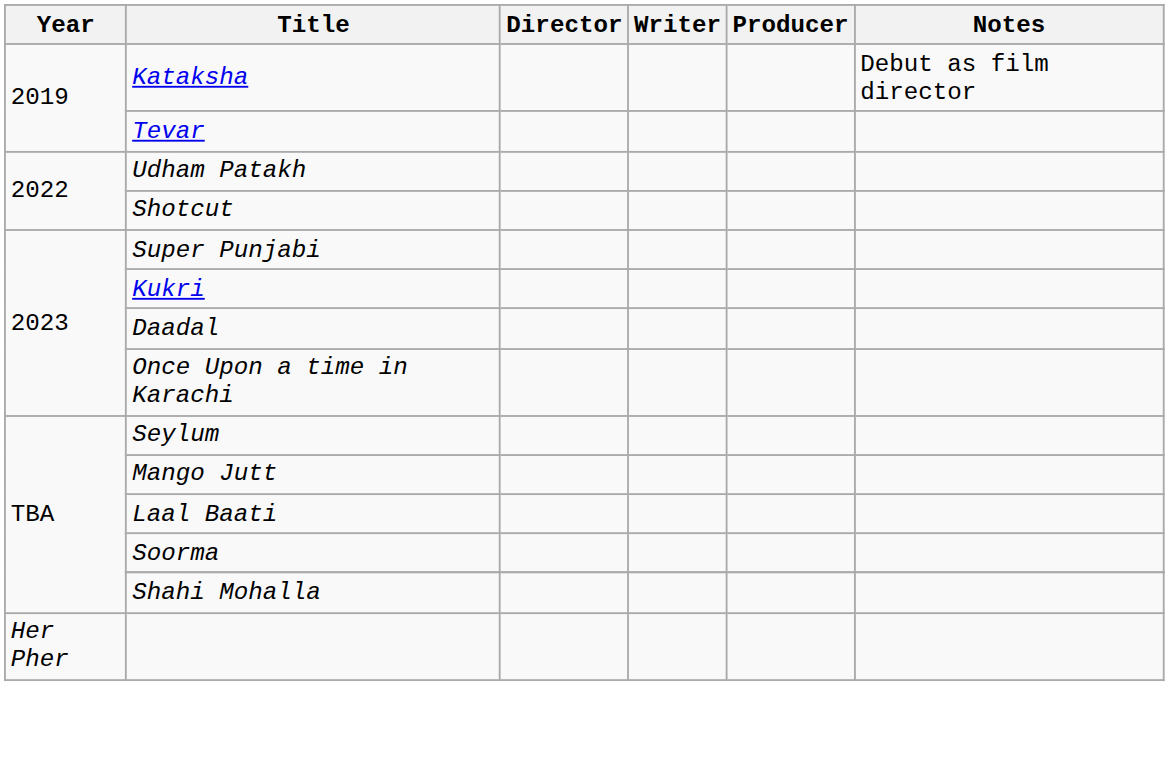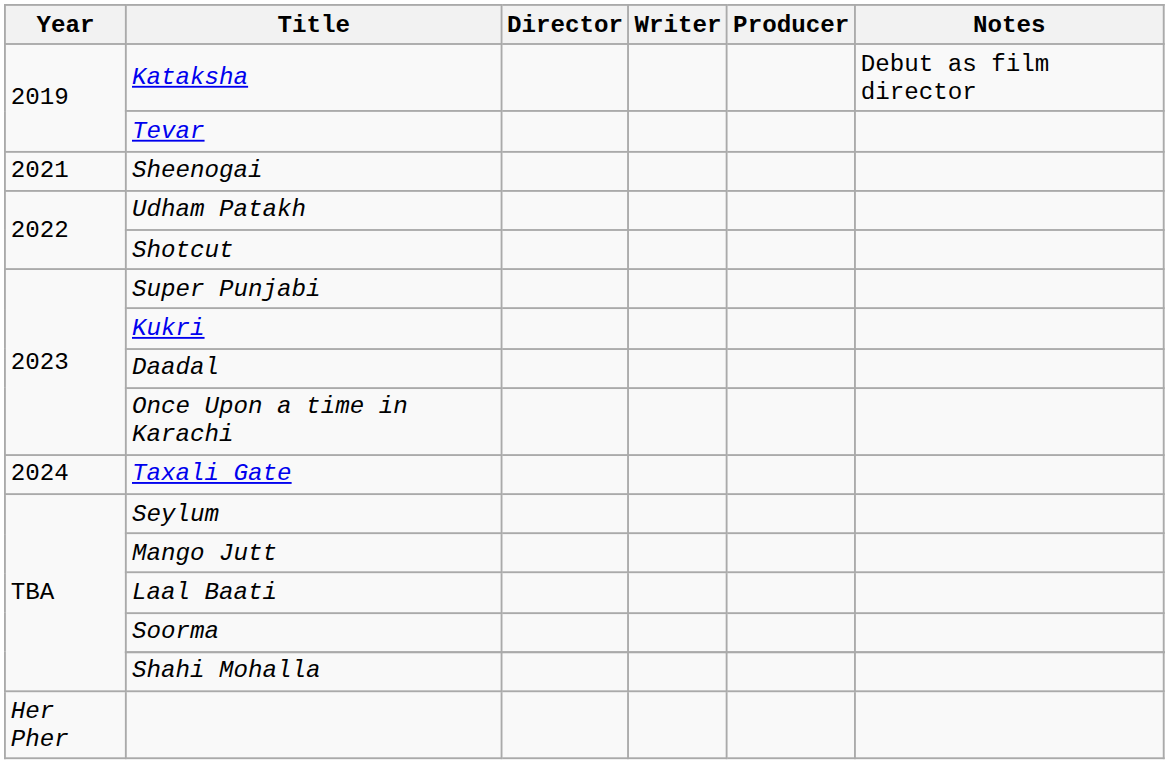+ row: (40, 171)
+ row: (40, 475)
